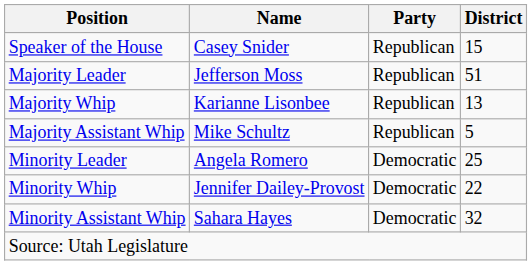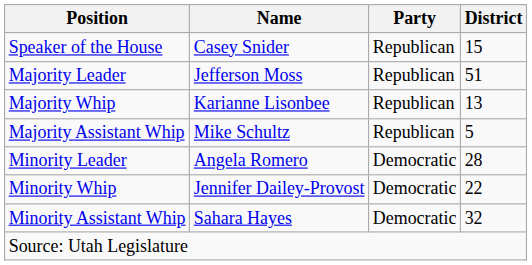(474, 160) 25 -> (474, 160) 28
